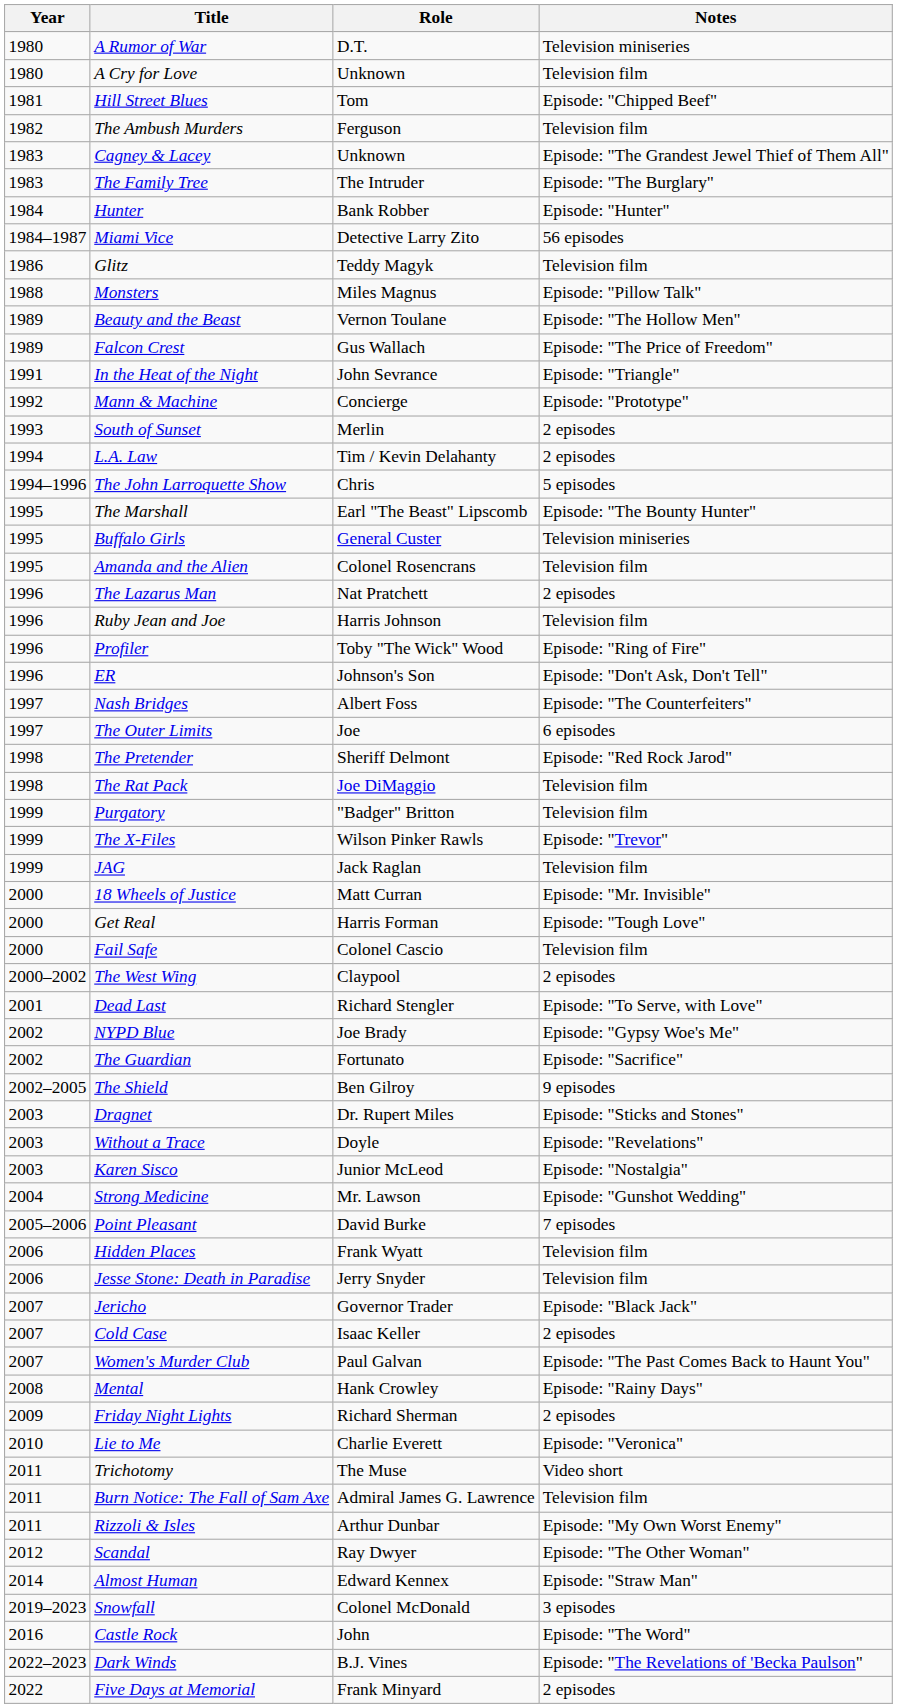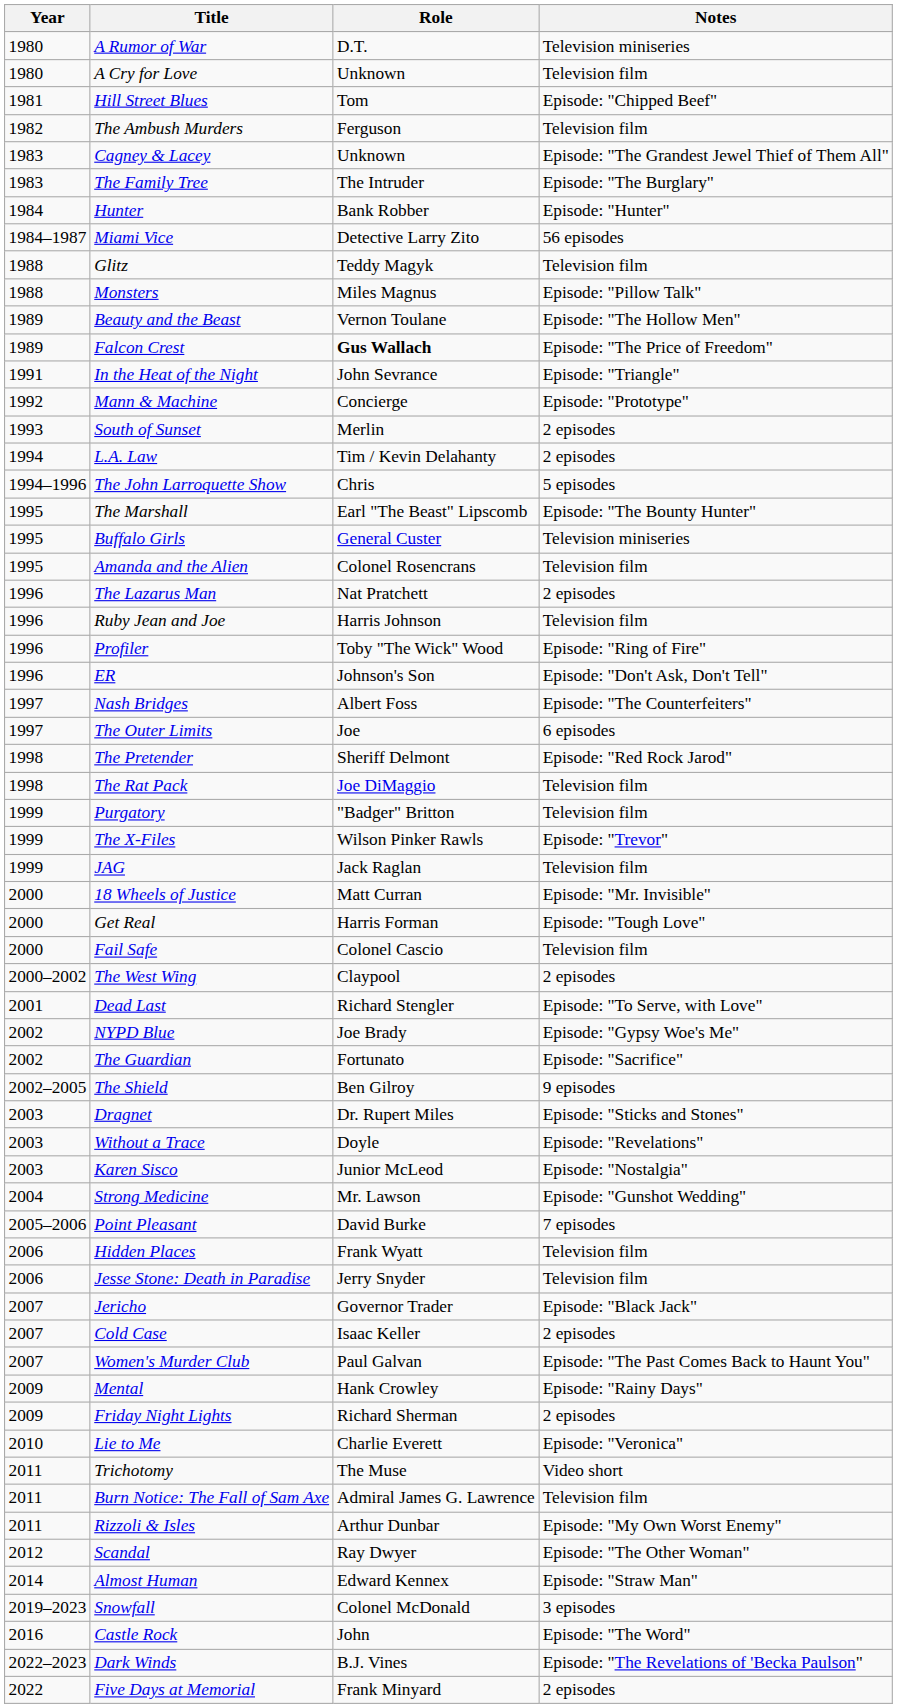(26, 264) 1986 -> (26, 264) 1988
(381, 347) normal -> (384, 347) bold
(26, 1388) 2008 -> (26, 1388) 2009
